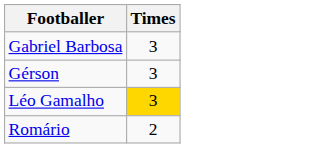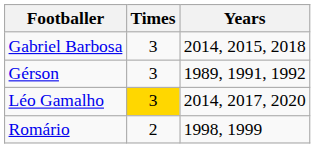+ column: (245, 18)
